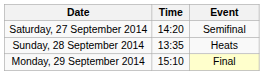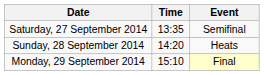(171, 29) 14:20 -> (171, 29) 13:35
(171, 45) 13:35 -> (171, 45) 14:20
